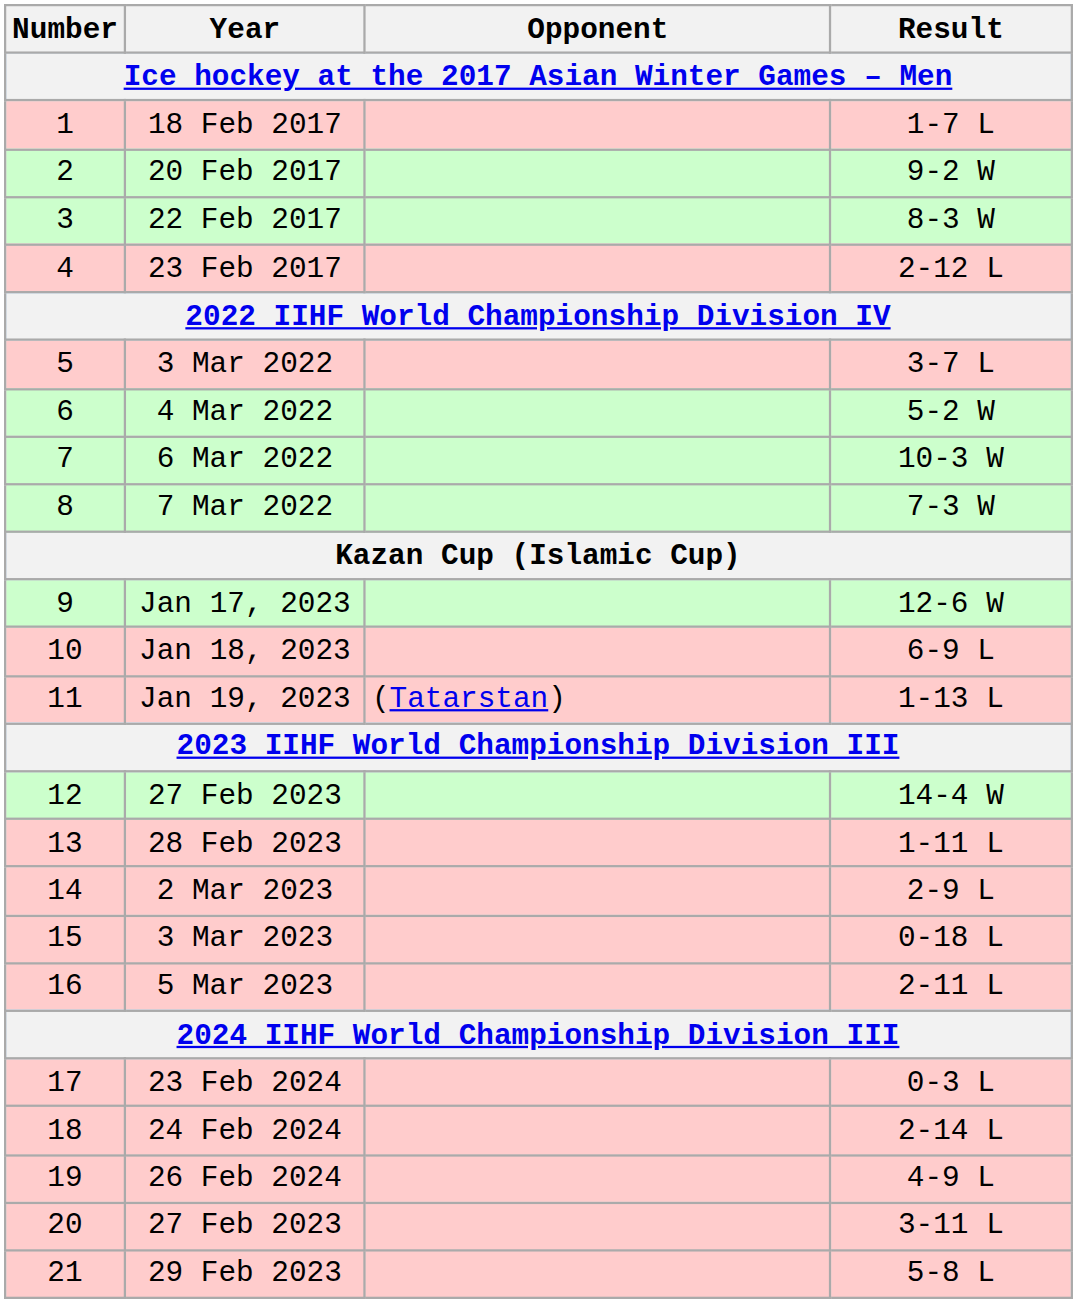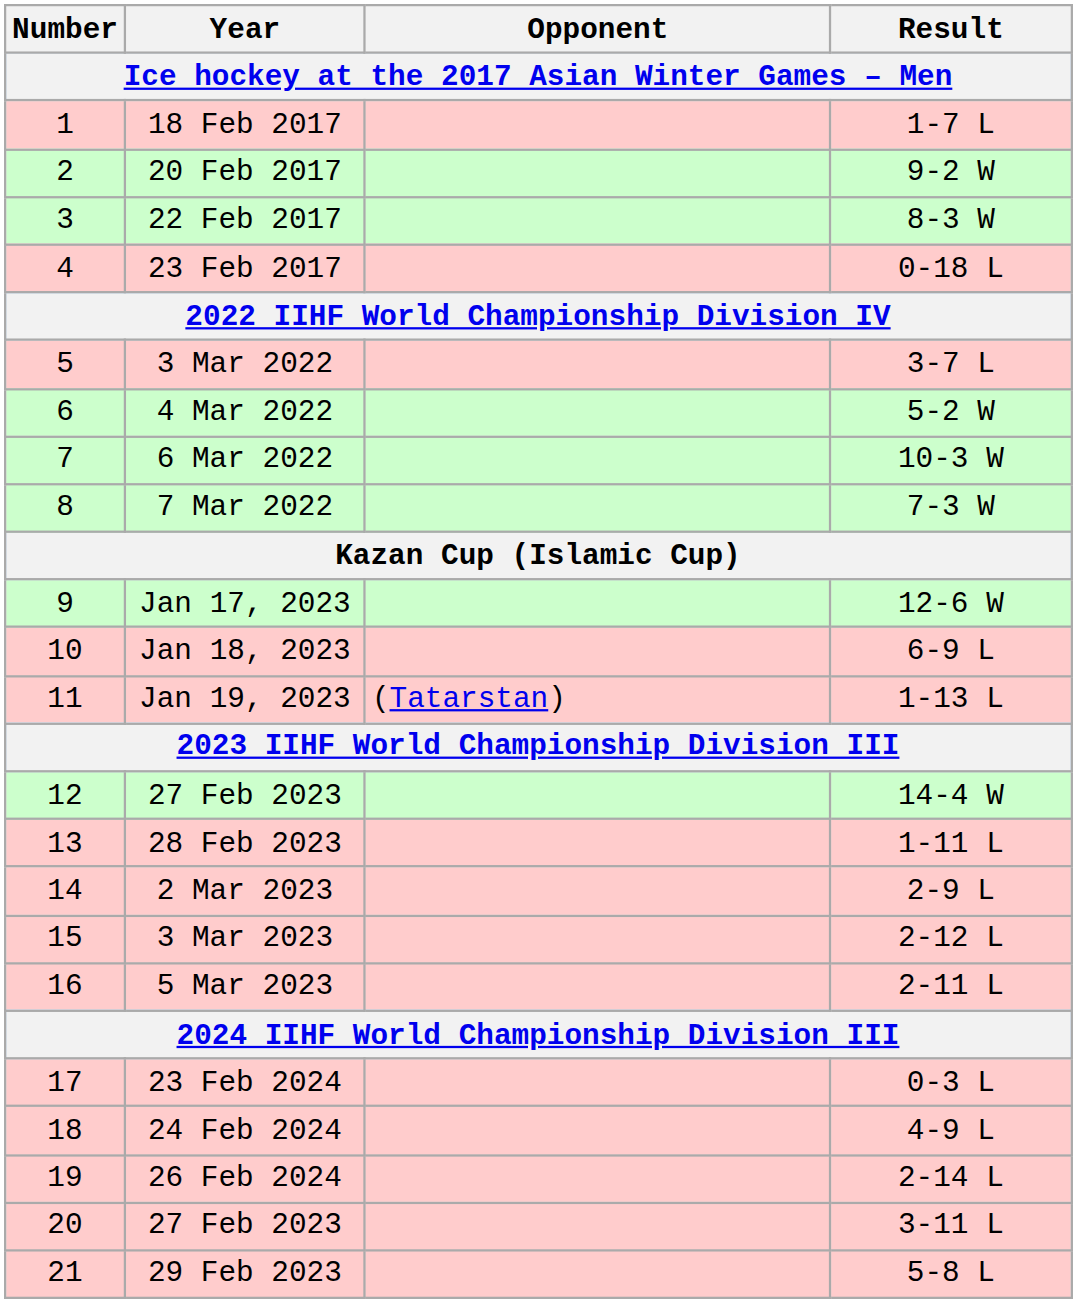(951, 268) 2-12 L -> (951, 268) 0-18 L
(951, 939) 0-18 L -> (951, 939) 2-12 L
(951, 1130) 2-14 L -> (951, 1130) 4-9 L
(951, 1178) 4-9 L -> (951, 1178) 2-14 L
